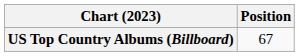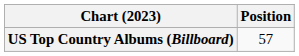(266, 39) 67 -> (266, 39) 57
